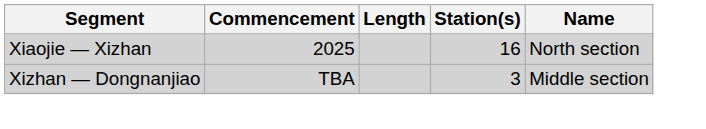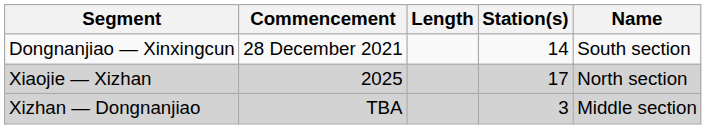+ row: (122, 49)
(510, 49) 16 -> (558, 78) 17
